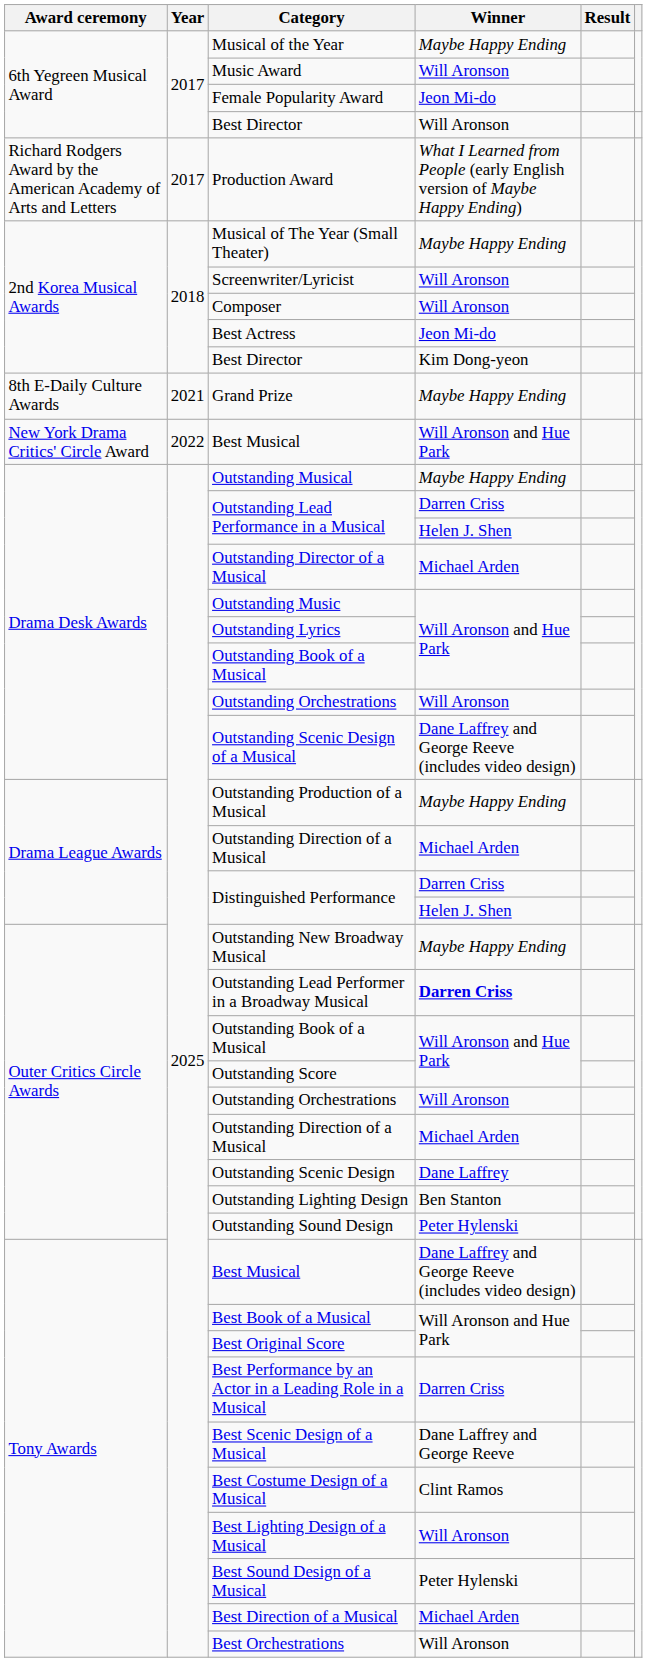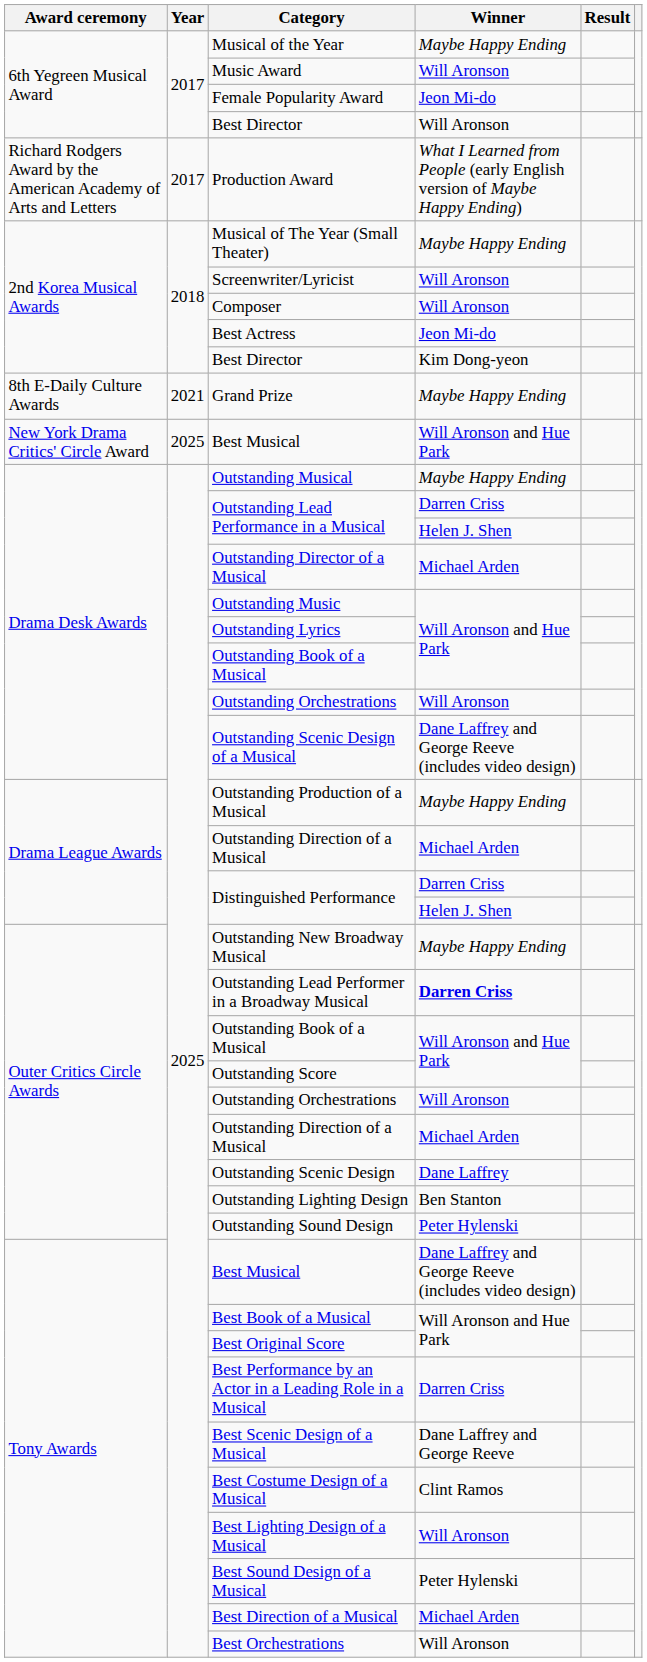(188, 441) 2022 -> (188, 441) 2025
